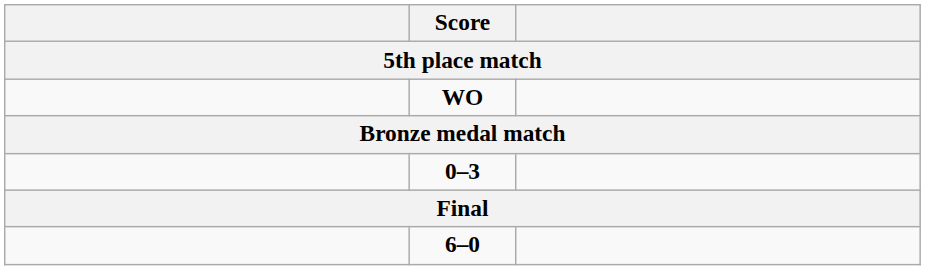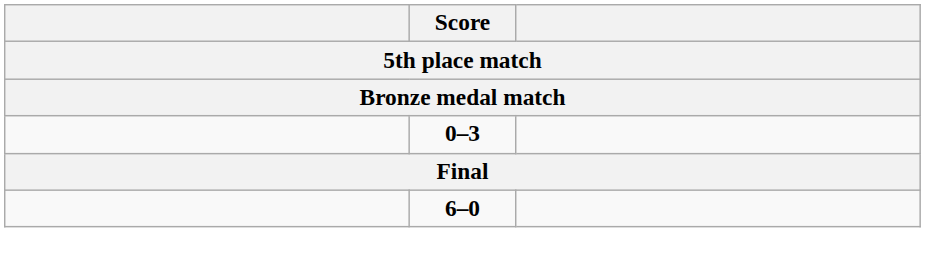- row: (463, 97)
